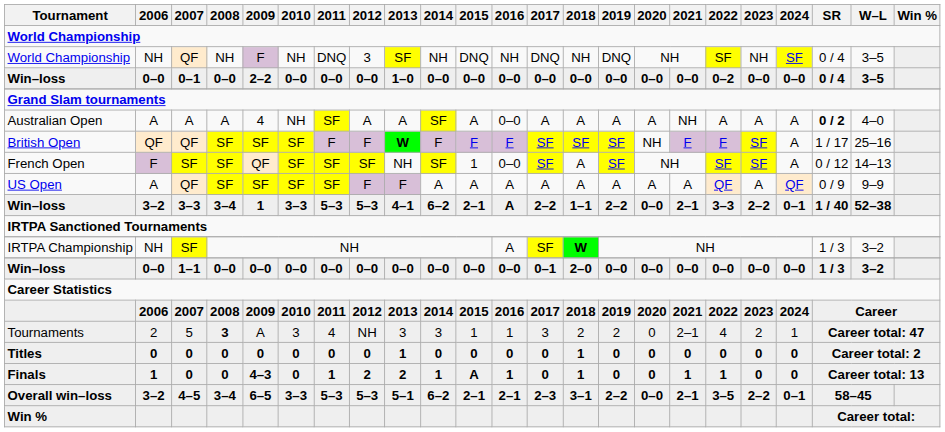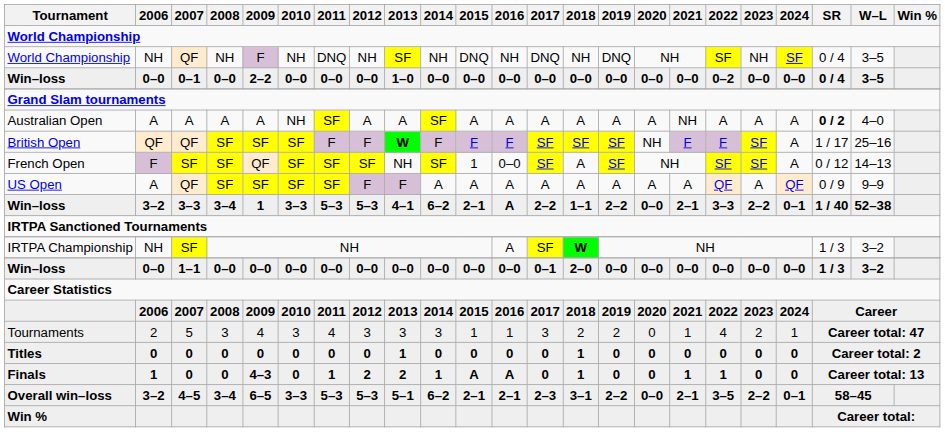(367, 57) 3 -> (367, 57) NH
(260, 121) 4 -> (260, 121) A
(510, 121) 0–0 -> (510, 121) A
(225, 332) bold -> (225, 332) normal
(260, 332) A -> (260, 332) 4
(367, 332) NH -> (367, 332) 3
(688, 332) 2–1 -> (688, 332) 1
(510, 374) 1 -> (510, 374) A
